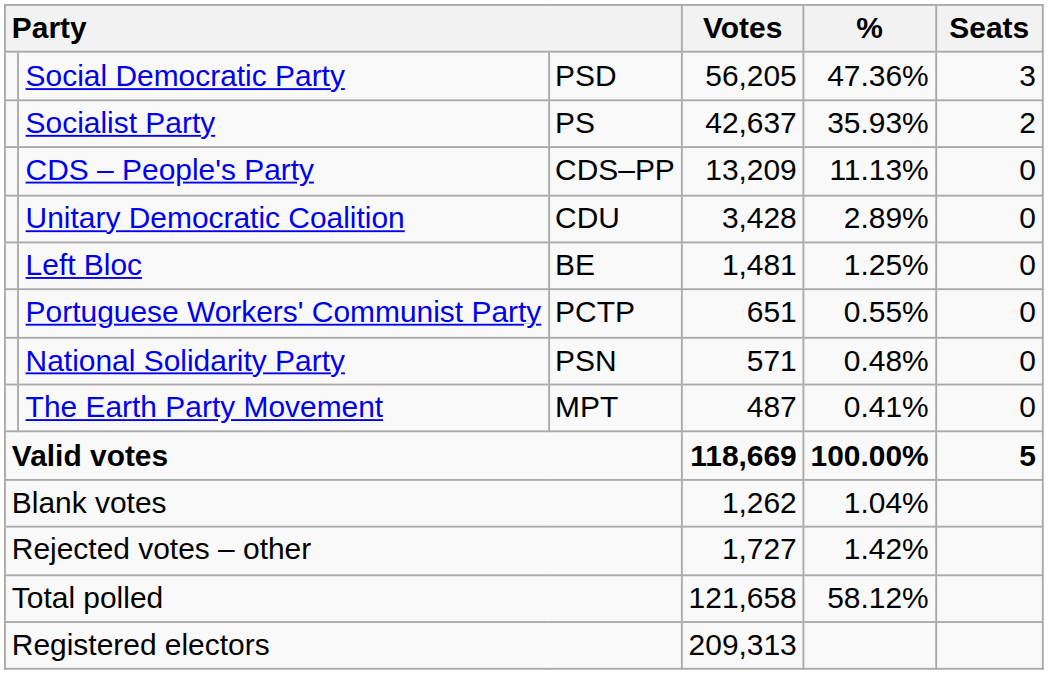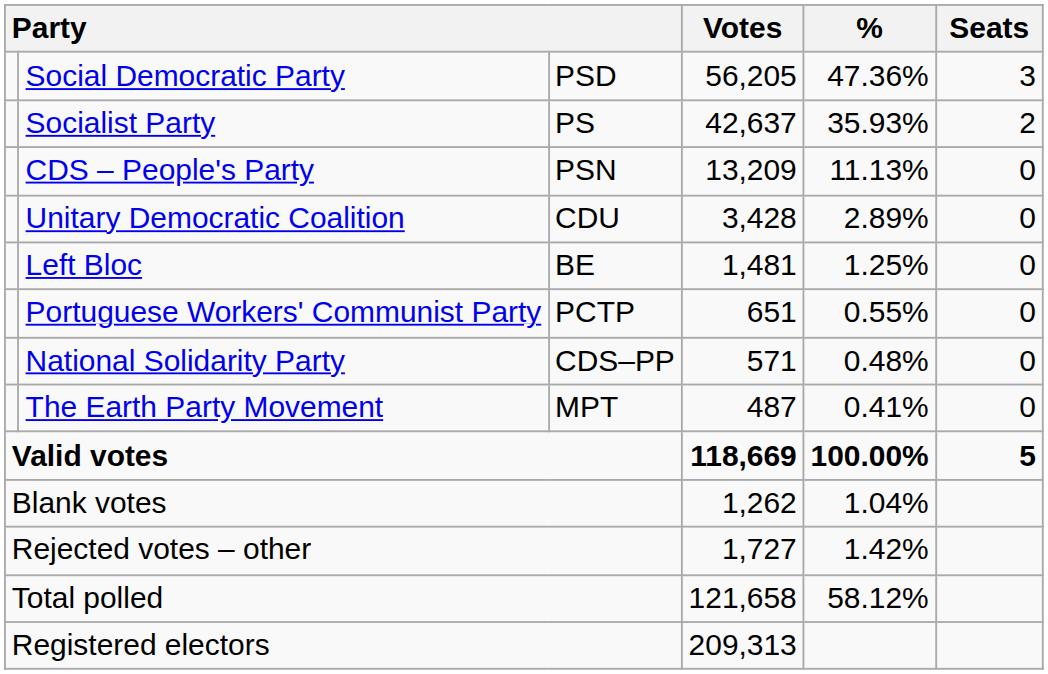(615, 170) CDS–PP -> (586, 170) PSN
(586, 360) PSN -> (615, 360) CDS–PP
